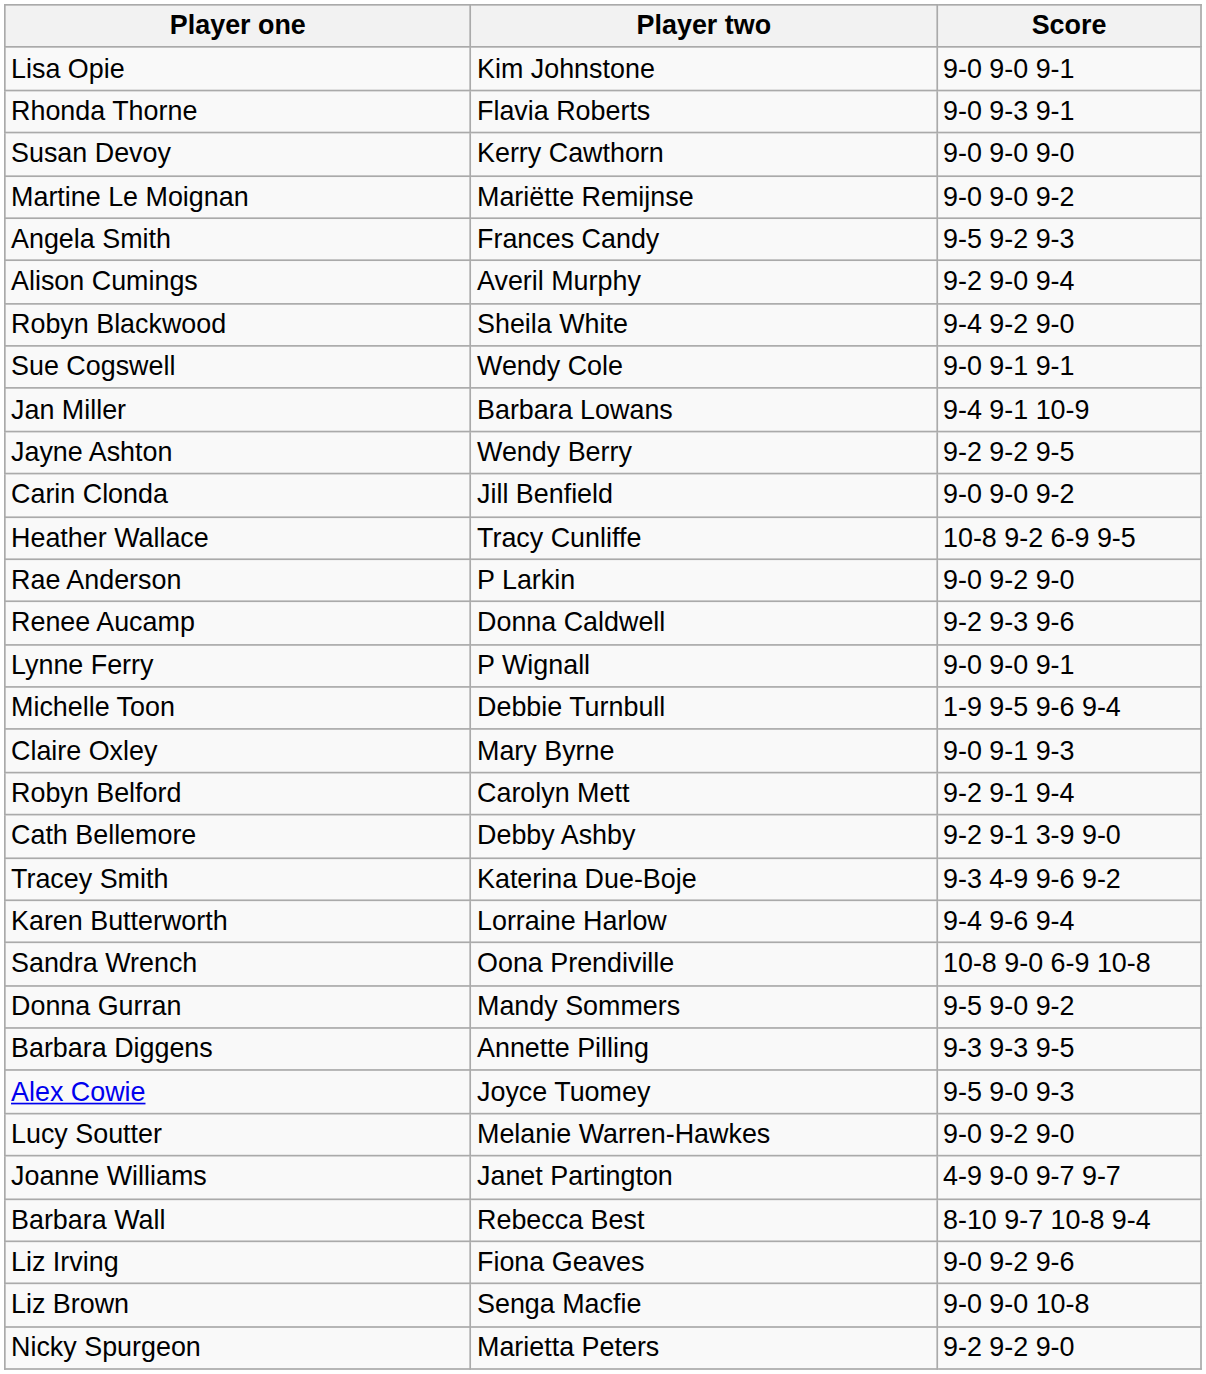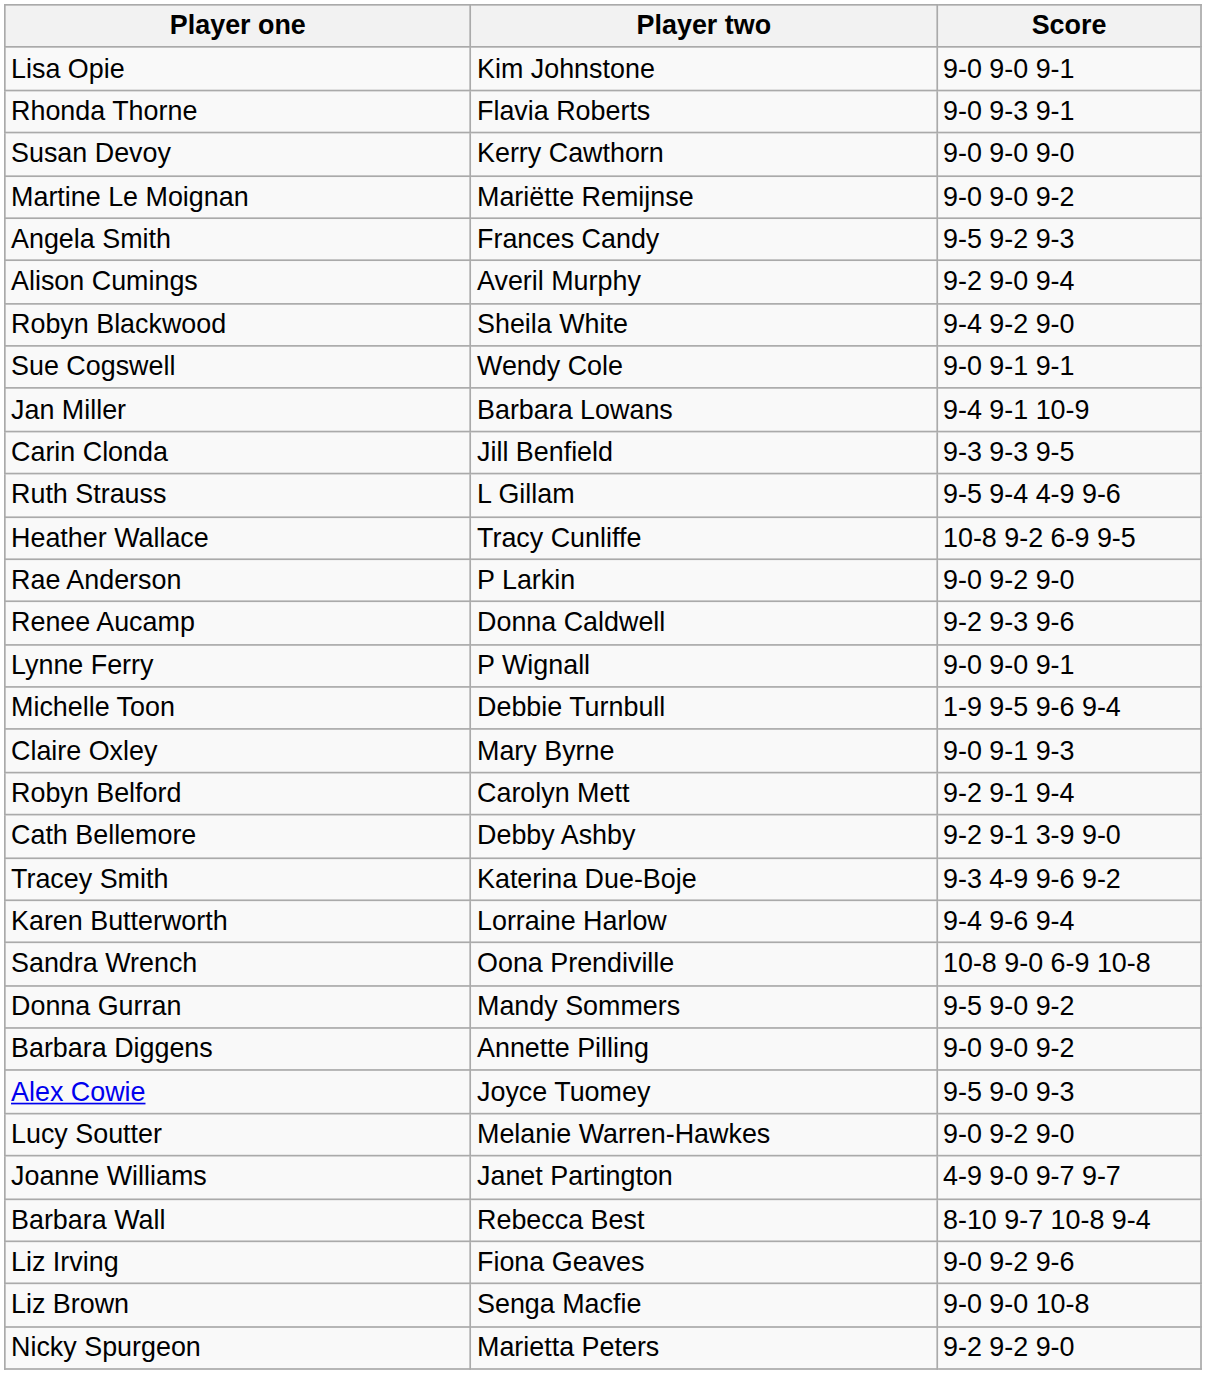- row: (92, 452)
(1009, 494) 9-0 9-0 9-2 -> (1009, 452) 9-3 9-3 9-5
+ row: (89, 494)
(1009, 1048) 9-3 9-3 9-5 -> (1009, 1048) 9-0 9-0 9-2
